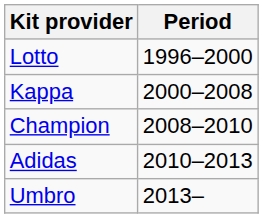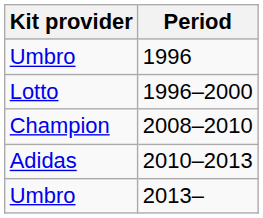+ row: (167, 56)
- row: (198, 91)
